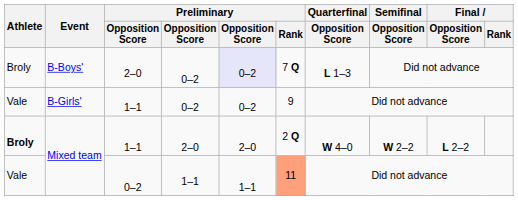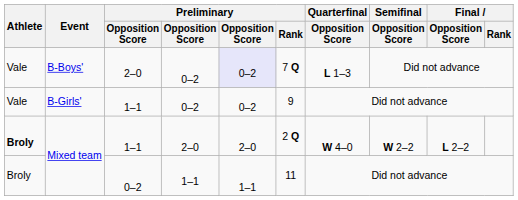(19, 68) Broly -> (17, 68) Vale
(17, 176) Vale -> (19, 176) Broly
(291, 176) lightsalmon background -> (291, 176) no background
